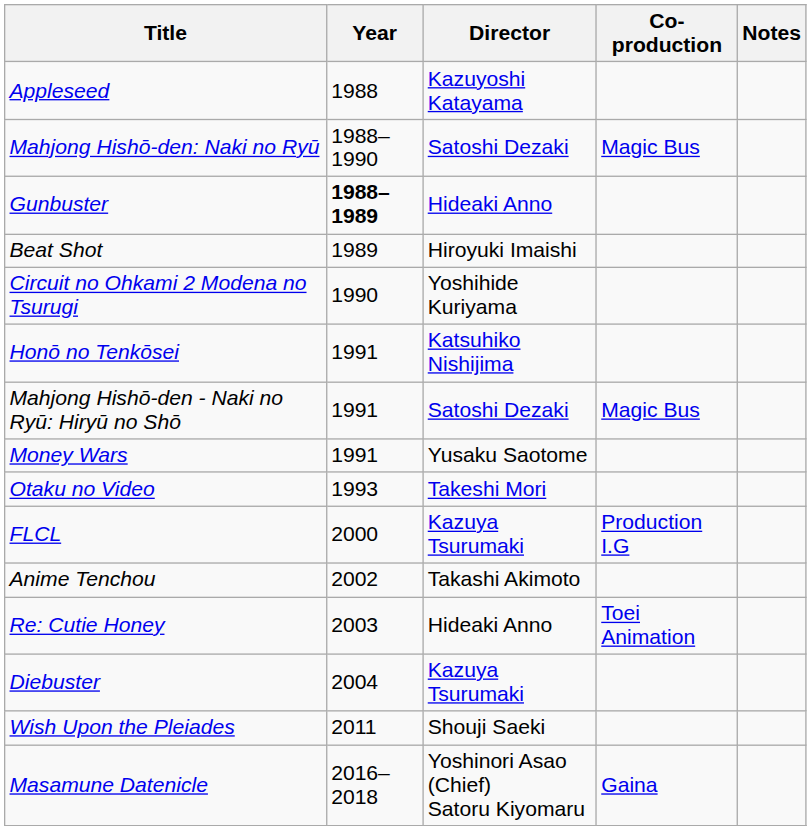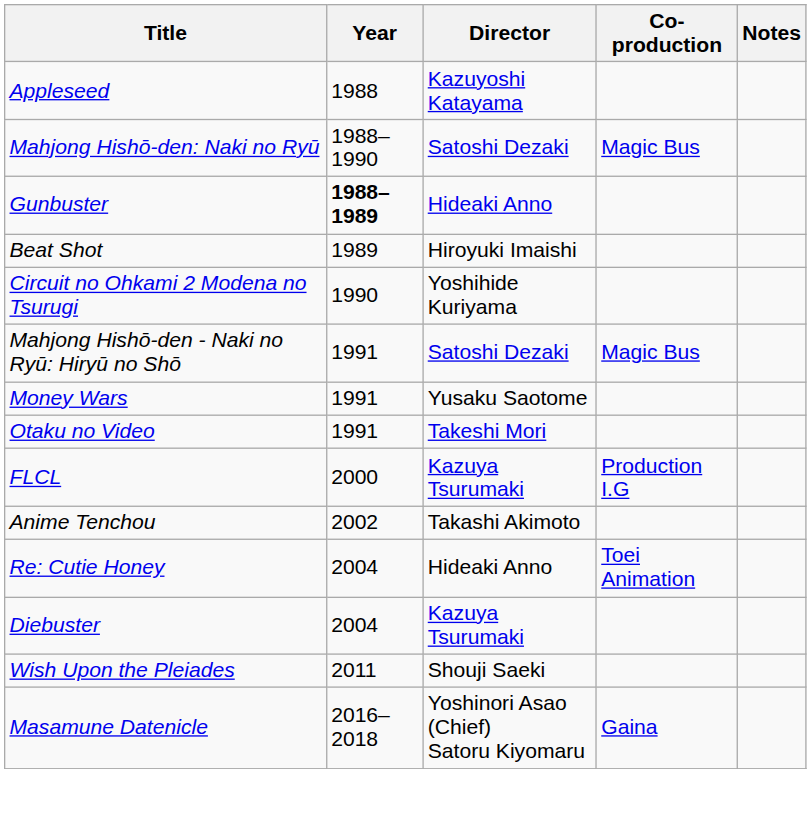- row: (94, 352)
(355, 489) 1993 -> (355, 431) 1991
(355, 625) 2003 -> (355, 567) 2004
